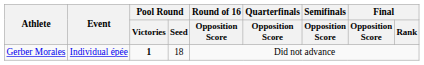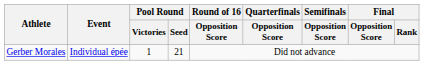(149, 53) bold -> (149, 53) normal
(179, 53) 18 -> (179, 53) 21
